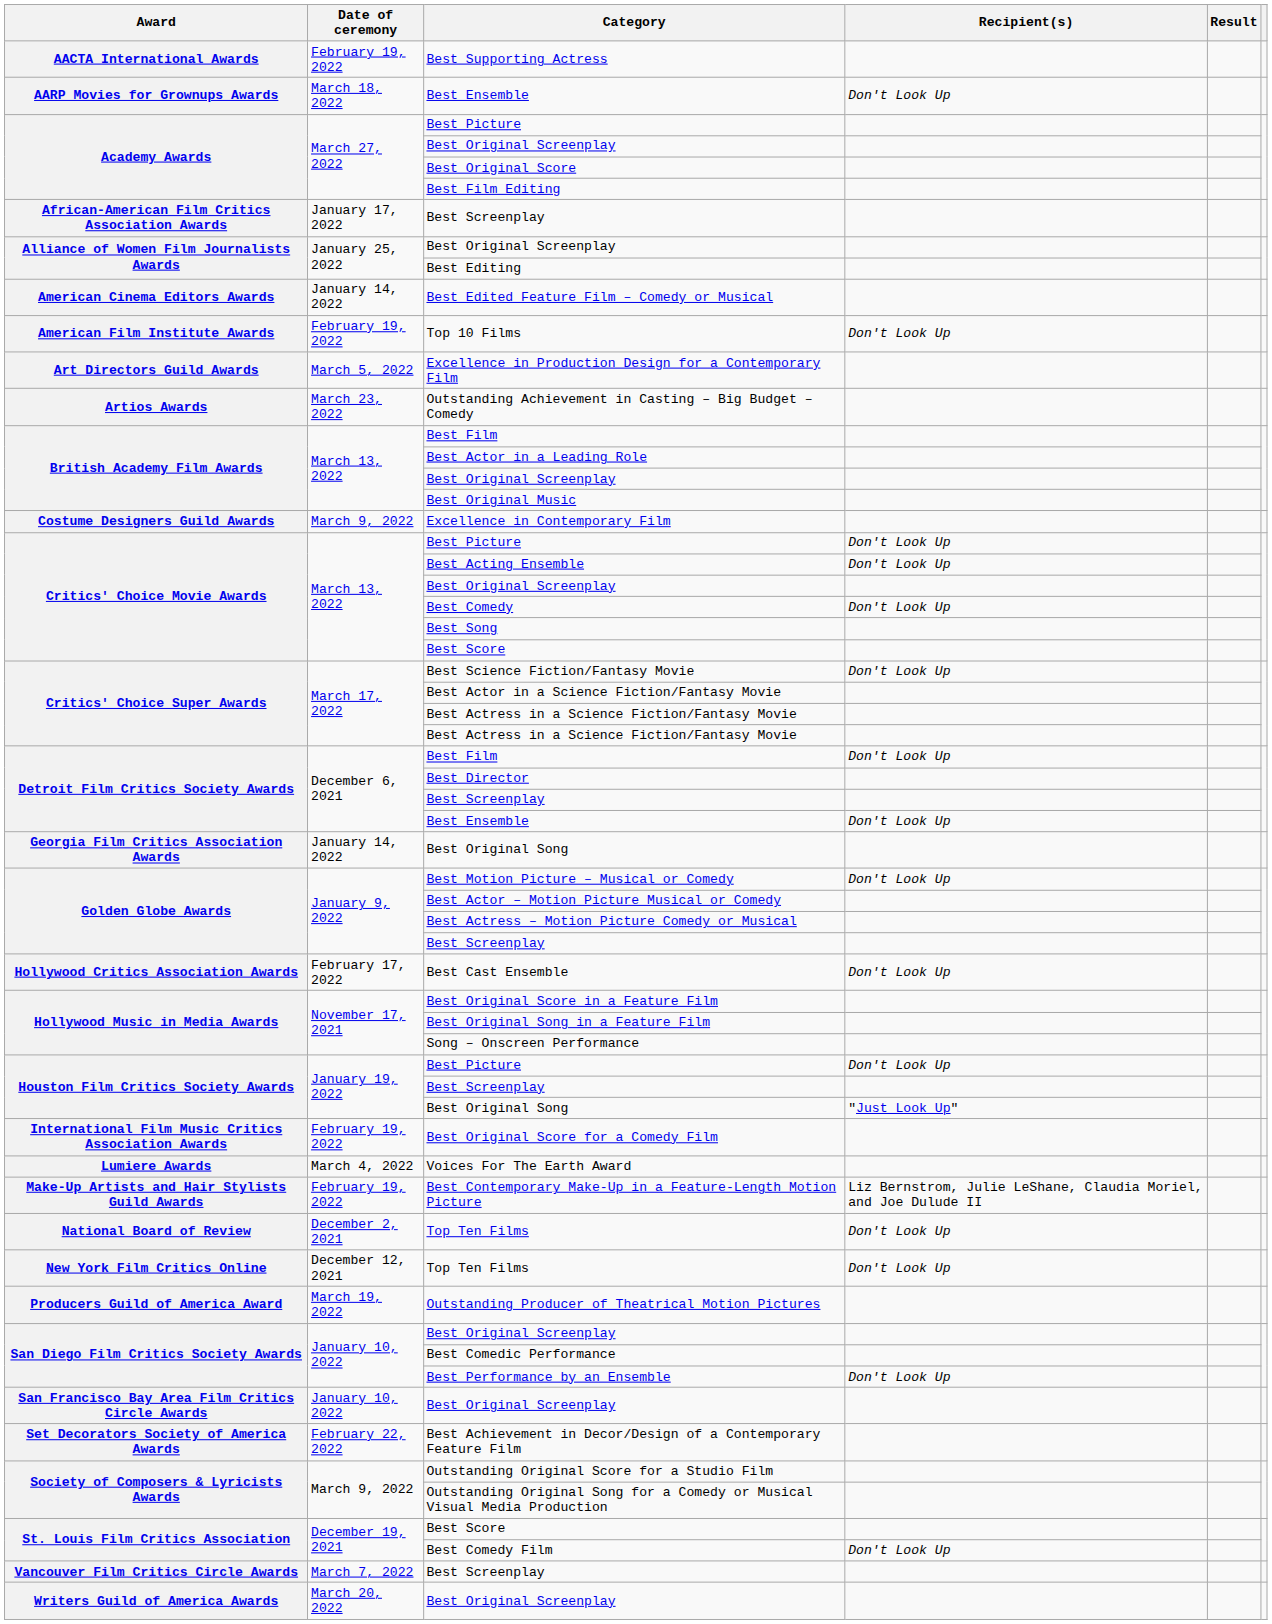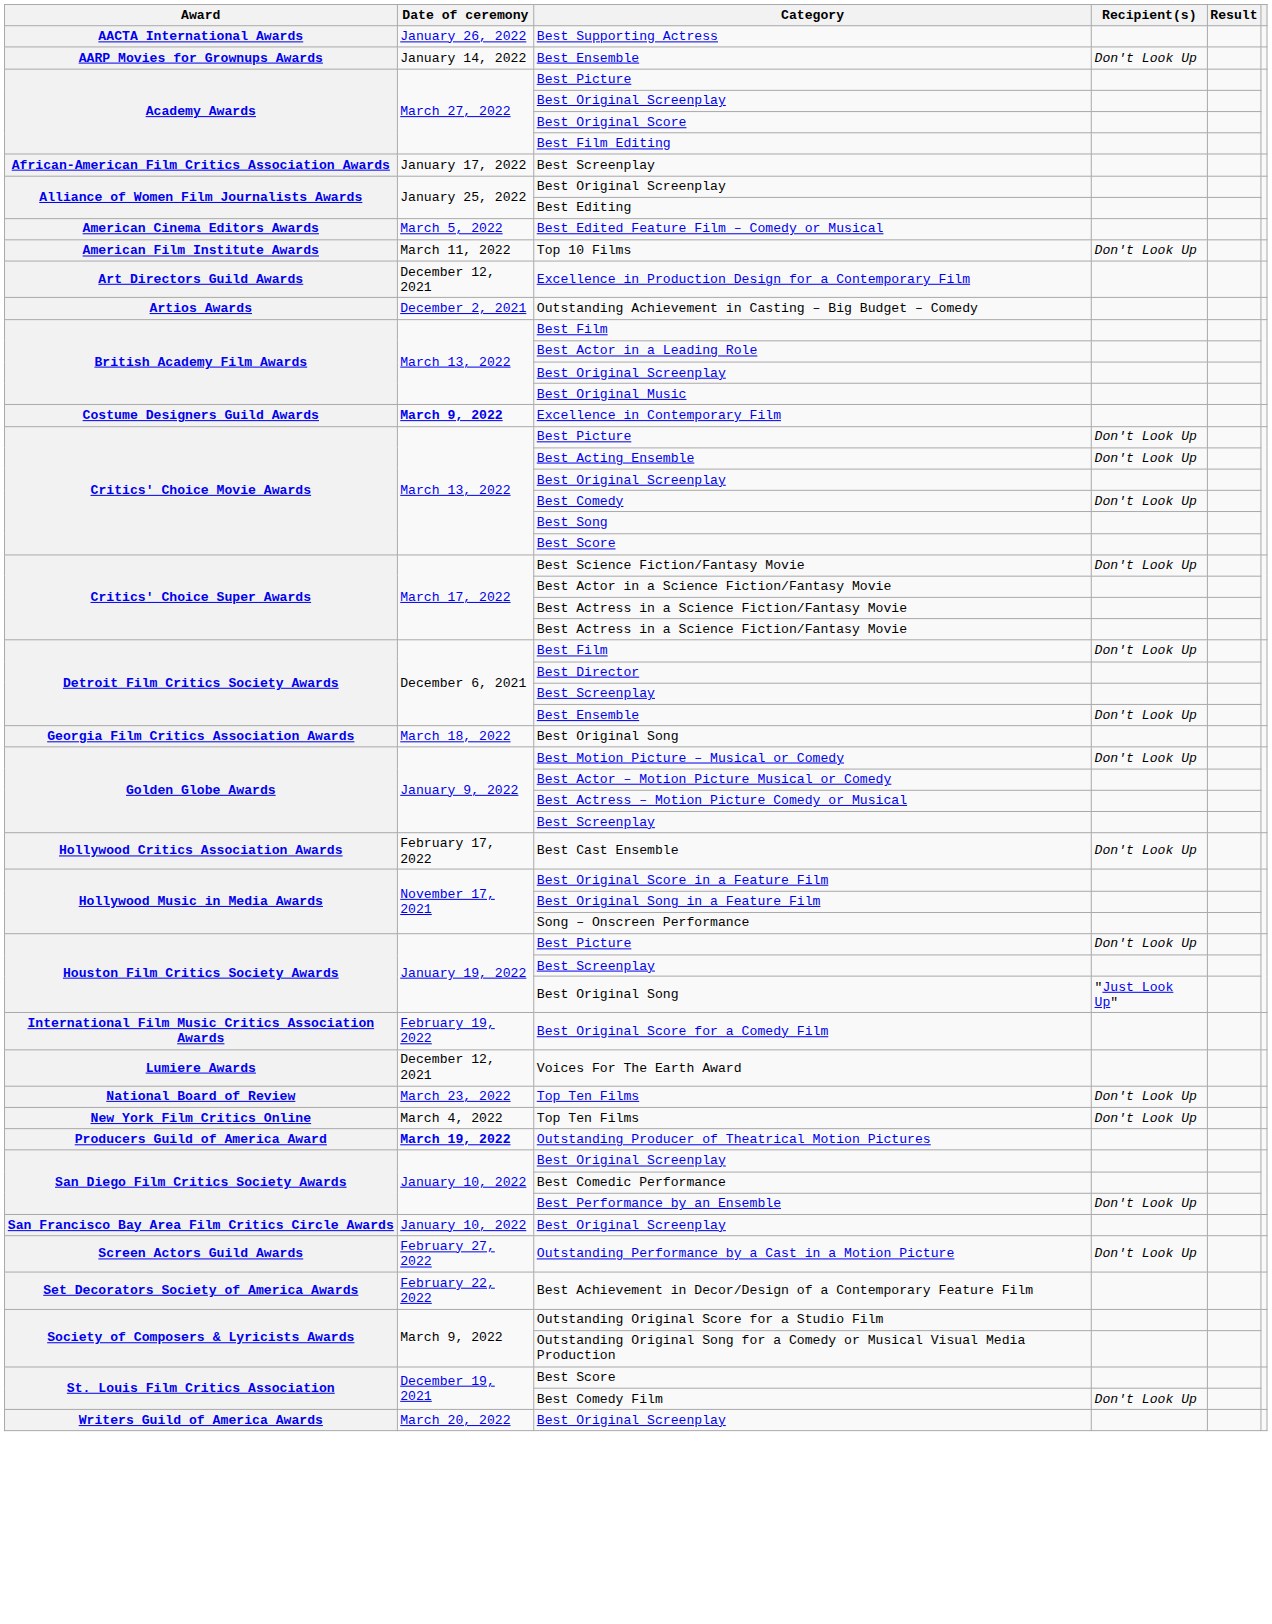(358, 59) February 19, 2022 -> (463, 37) January 26, 2022
(347, 96) March 18, 2022 -> (463, 58) January 14, 2022
(354, 297) January 14, 2022 -> (451, 229) March 5, 2022
(358, 334) February 19, 2022 -> (455, 251) March 11, 2022
(362, 370) March 5, 2022 -> (448, 280) December 12, 2021
(347, 407) March 23, 2022 -> (463, 309) December 2, 2021
(362, 522) normal -> (451, 416) bold
(354, 850) January 14, 2022 -> (455, 737) March 18, 2022
(362, 1166) March 4, 2022 -> (448, 1068) December 12, 2021
- row: (156, 1195)
(354, 1232) December 2, 2021 -> (455, 1097) March 23, 2022
(358, 1268) December 12, 2021 -> (451, 1118) March 4, 2022
(347, 1305) normal -> (455, 1140) bold
+ row: (201, 1254)
- row: (156, 1572)
